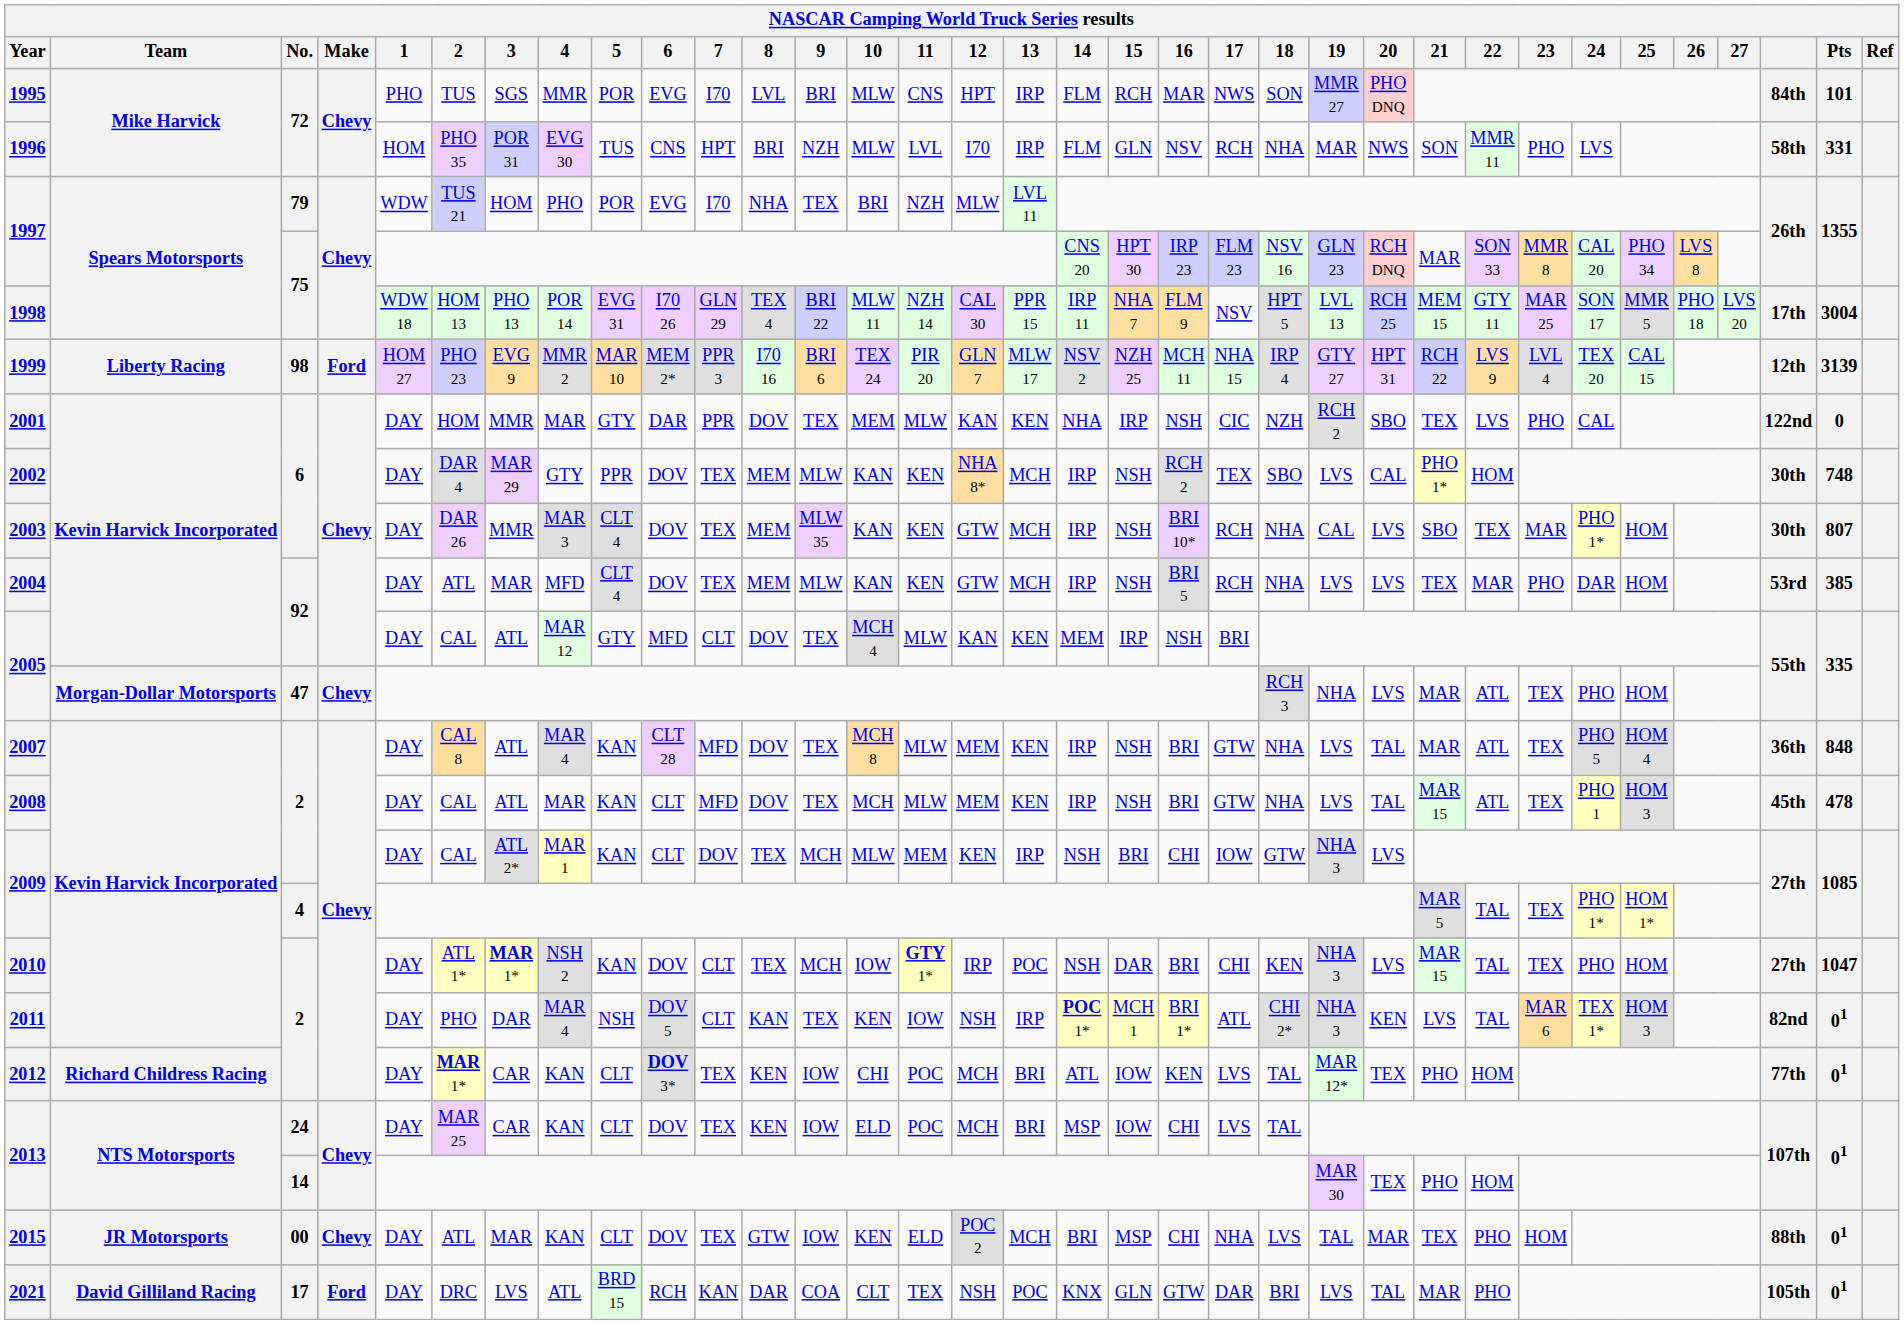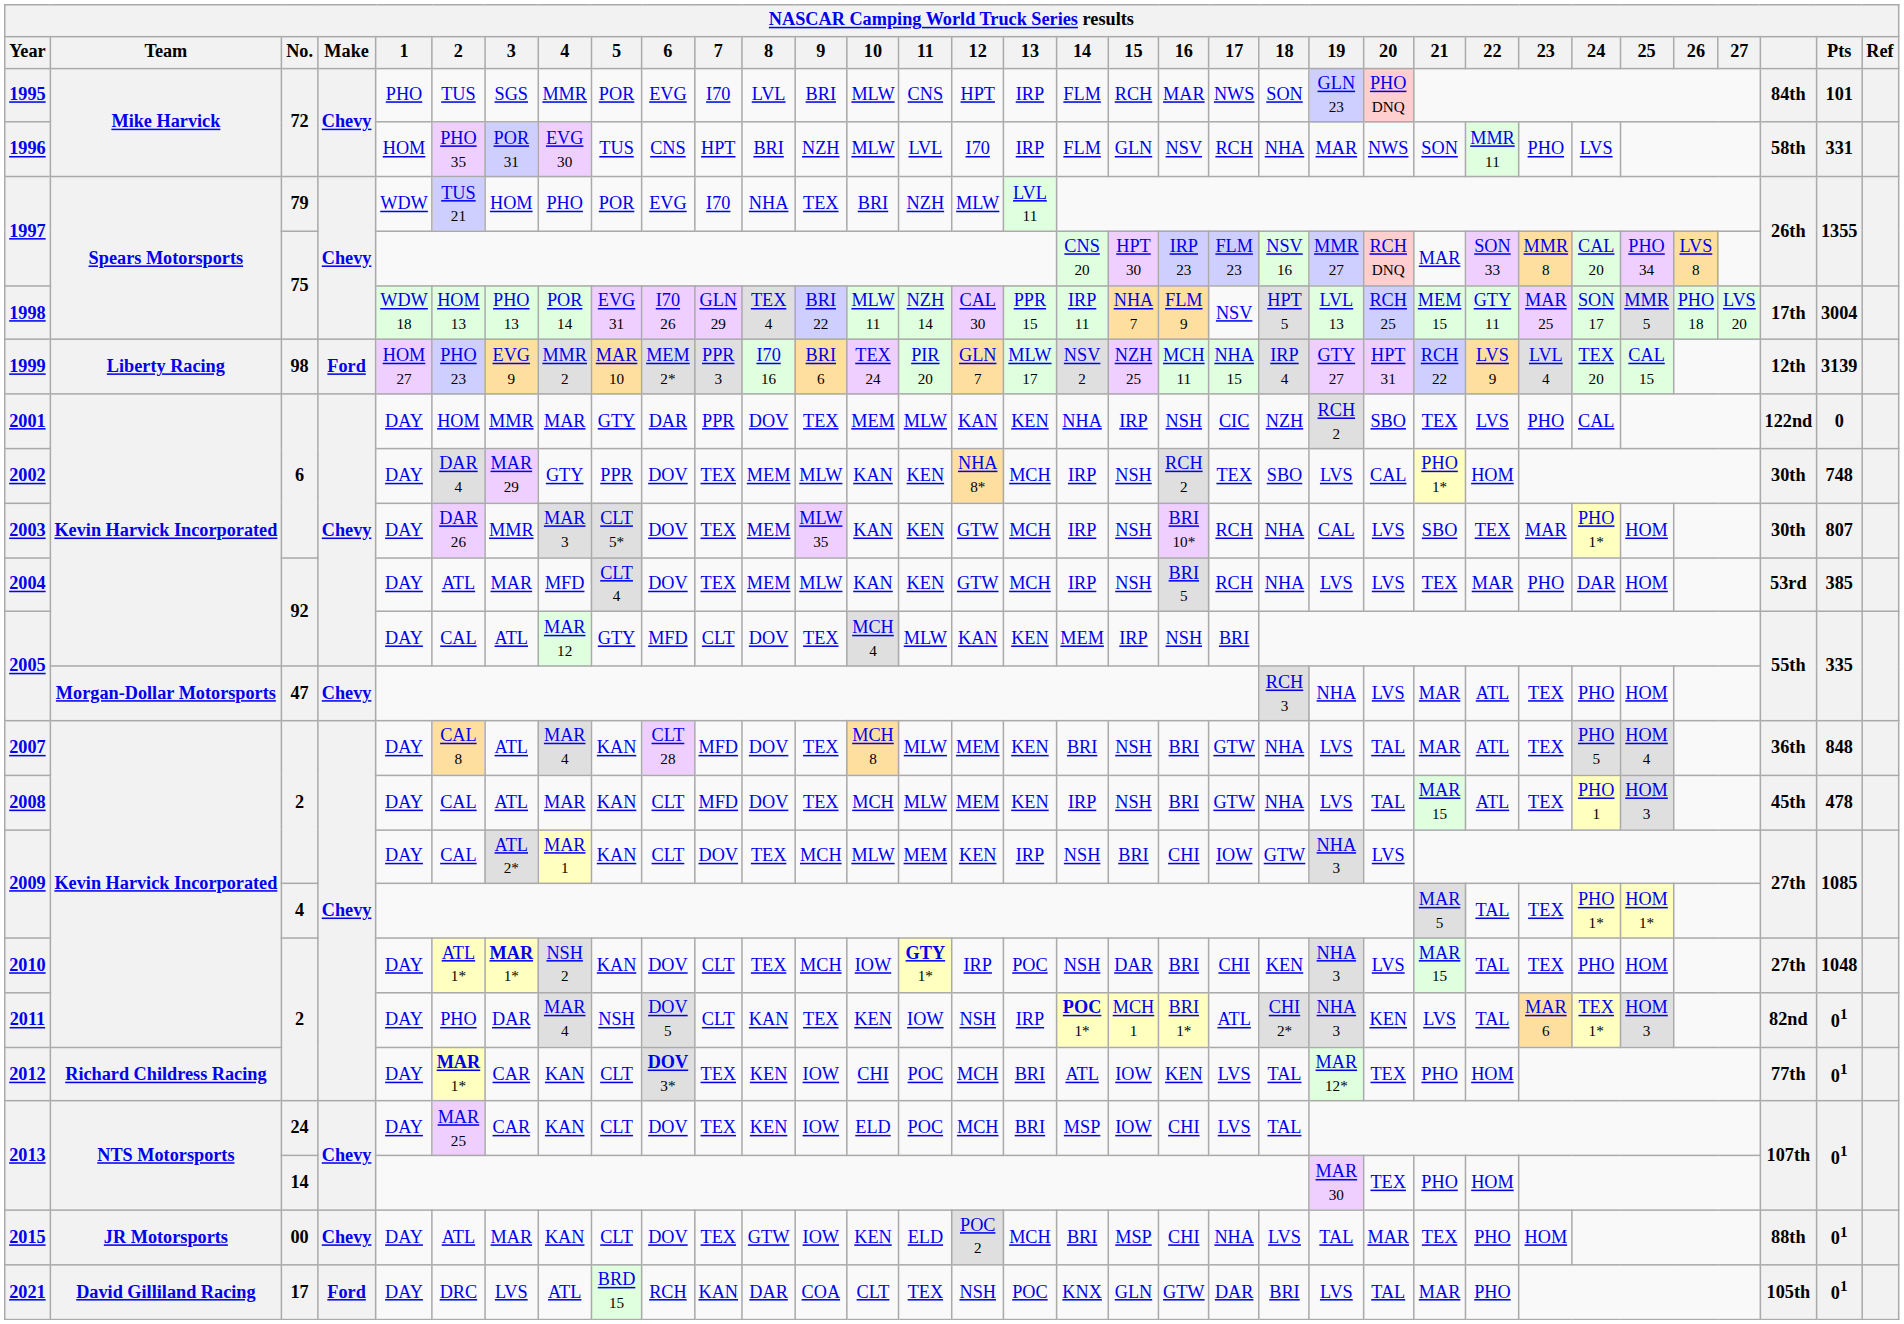(1336, 94) MMR 27 -> (1336, 94) GLN 23
(1336, 257) GLN 23 -> (1336, 257) MMR 27
(617, 529) CLT 4 -> (617, 529) CLT 5*
(1082, 747) IRP -> (1082, 747) BRI
(1839, 965) 1047 -> (1839, 965) 1048
